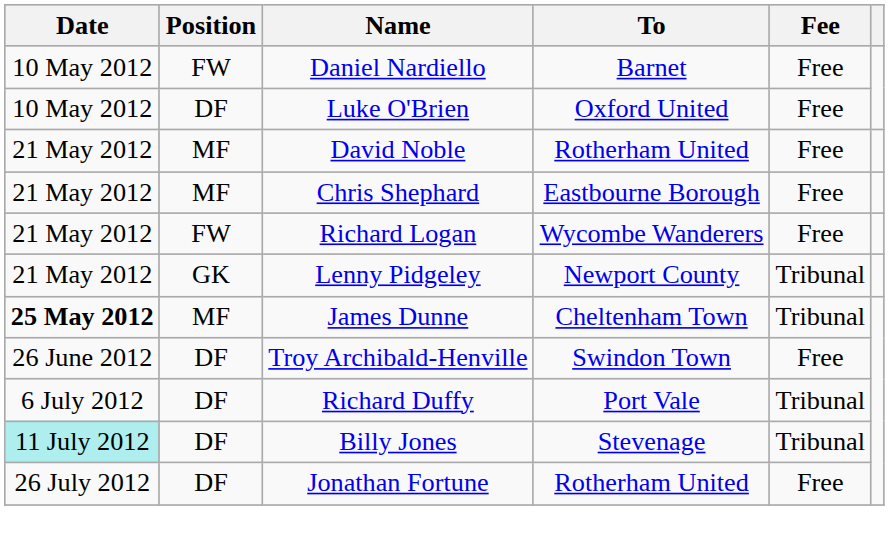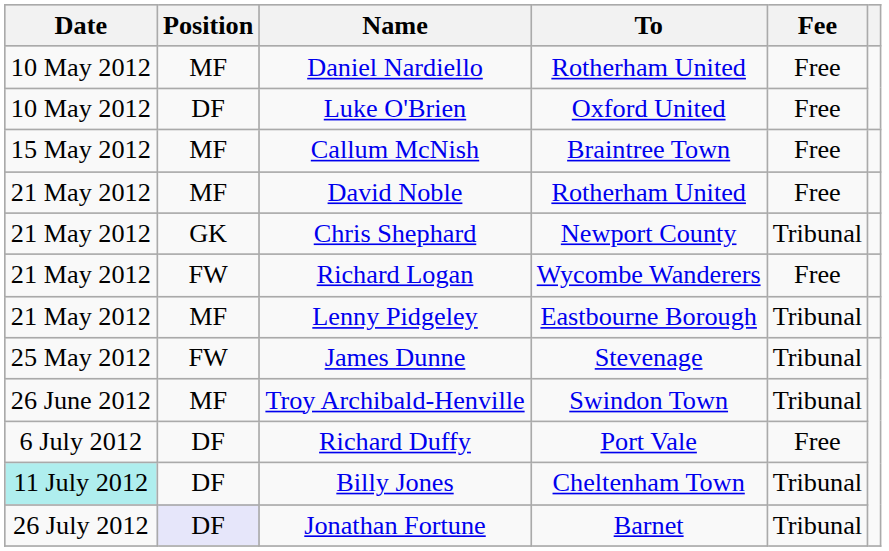(211, 66) FW -> (208, 66) MF
(652, 66) Barnet -> (649, 66) Rotherham United
+ row: (395, 150)
(211, 191) MF -> (208, 233) GK
(652, 191) Eastbourne Borough -> (649, 233) Newport County
(820, 191) Free -> (817, 233) Tribunal
(211, 274) GK -> (208, 316) MF
(652, 274) Newport County -> (649, 316) Eastbourne Borough
(82, 316) bold -> (81, 358) normal
(211, 316) MF -> (208, 358) FW
(652, 316) Cheltenham Town -> (649, 358) Stevenage
(211, 358) DF -> (208, 399) MF
(820, 358) Free -> (817, 399) Tribunal
(820, 399) Tribunal -> (817, 441) Free
(652, 441) Stevenage -> (649, 483) Cheltenham Town
(211, 483) no background -> (208, 524) lavender background
(652, 483) Rotherham United -> (649, 524) Barnet
(820, 483) Free -> (817, 524) Tribunal
